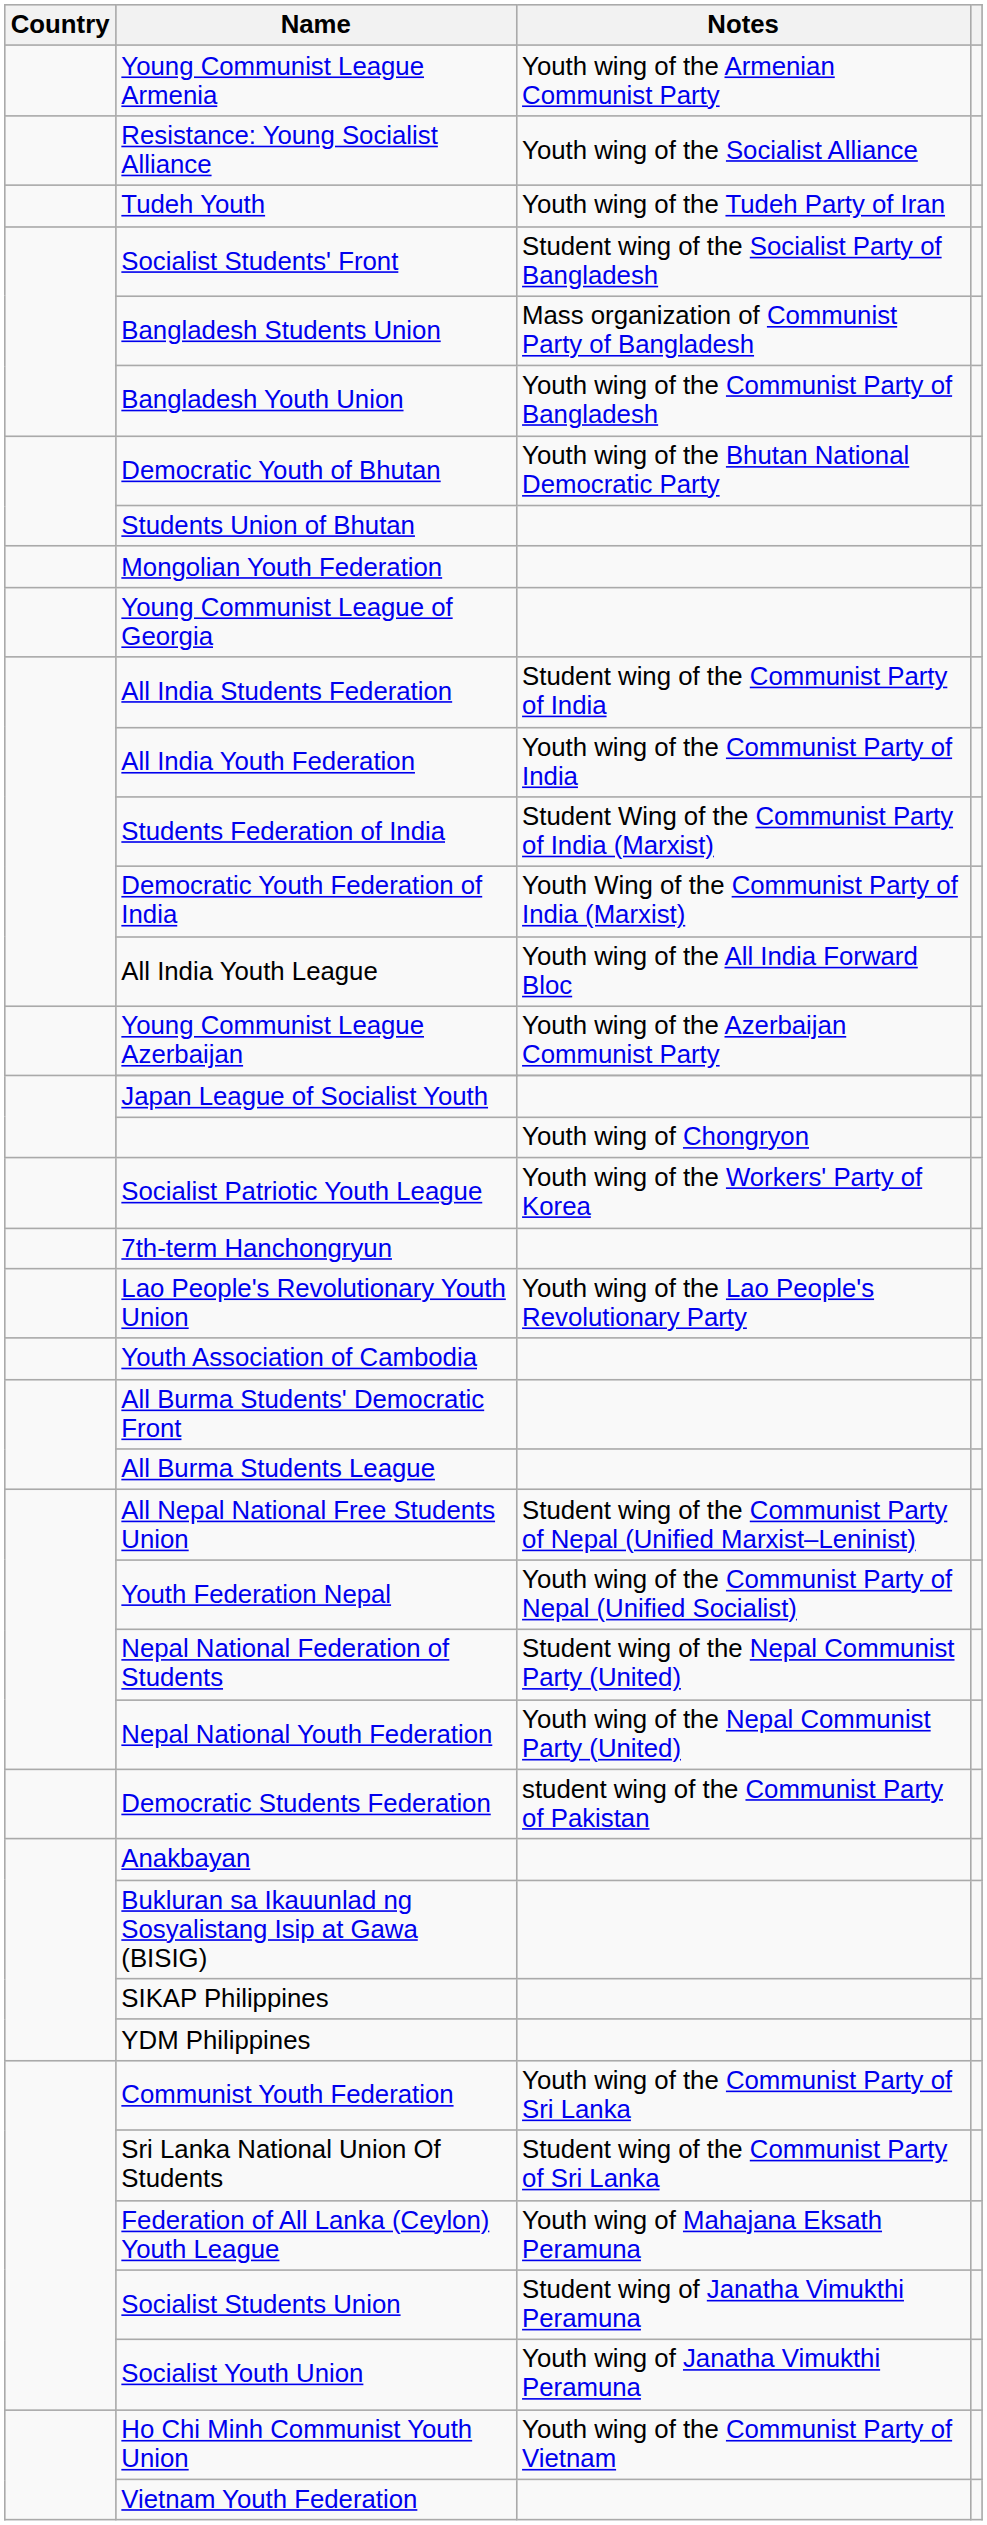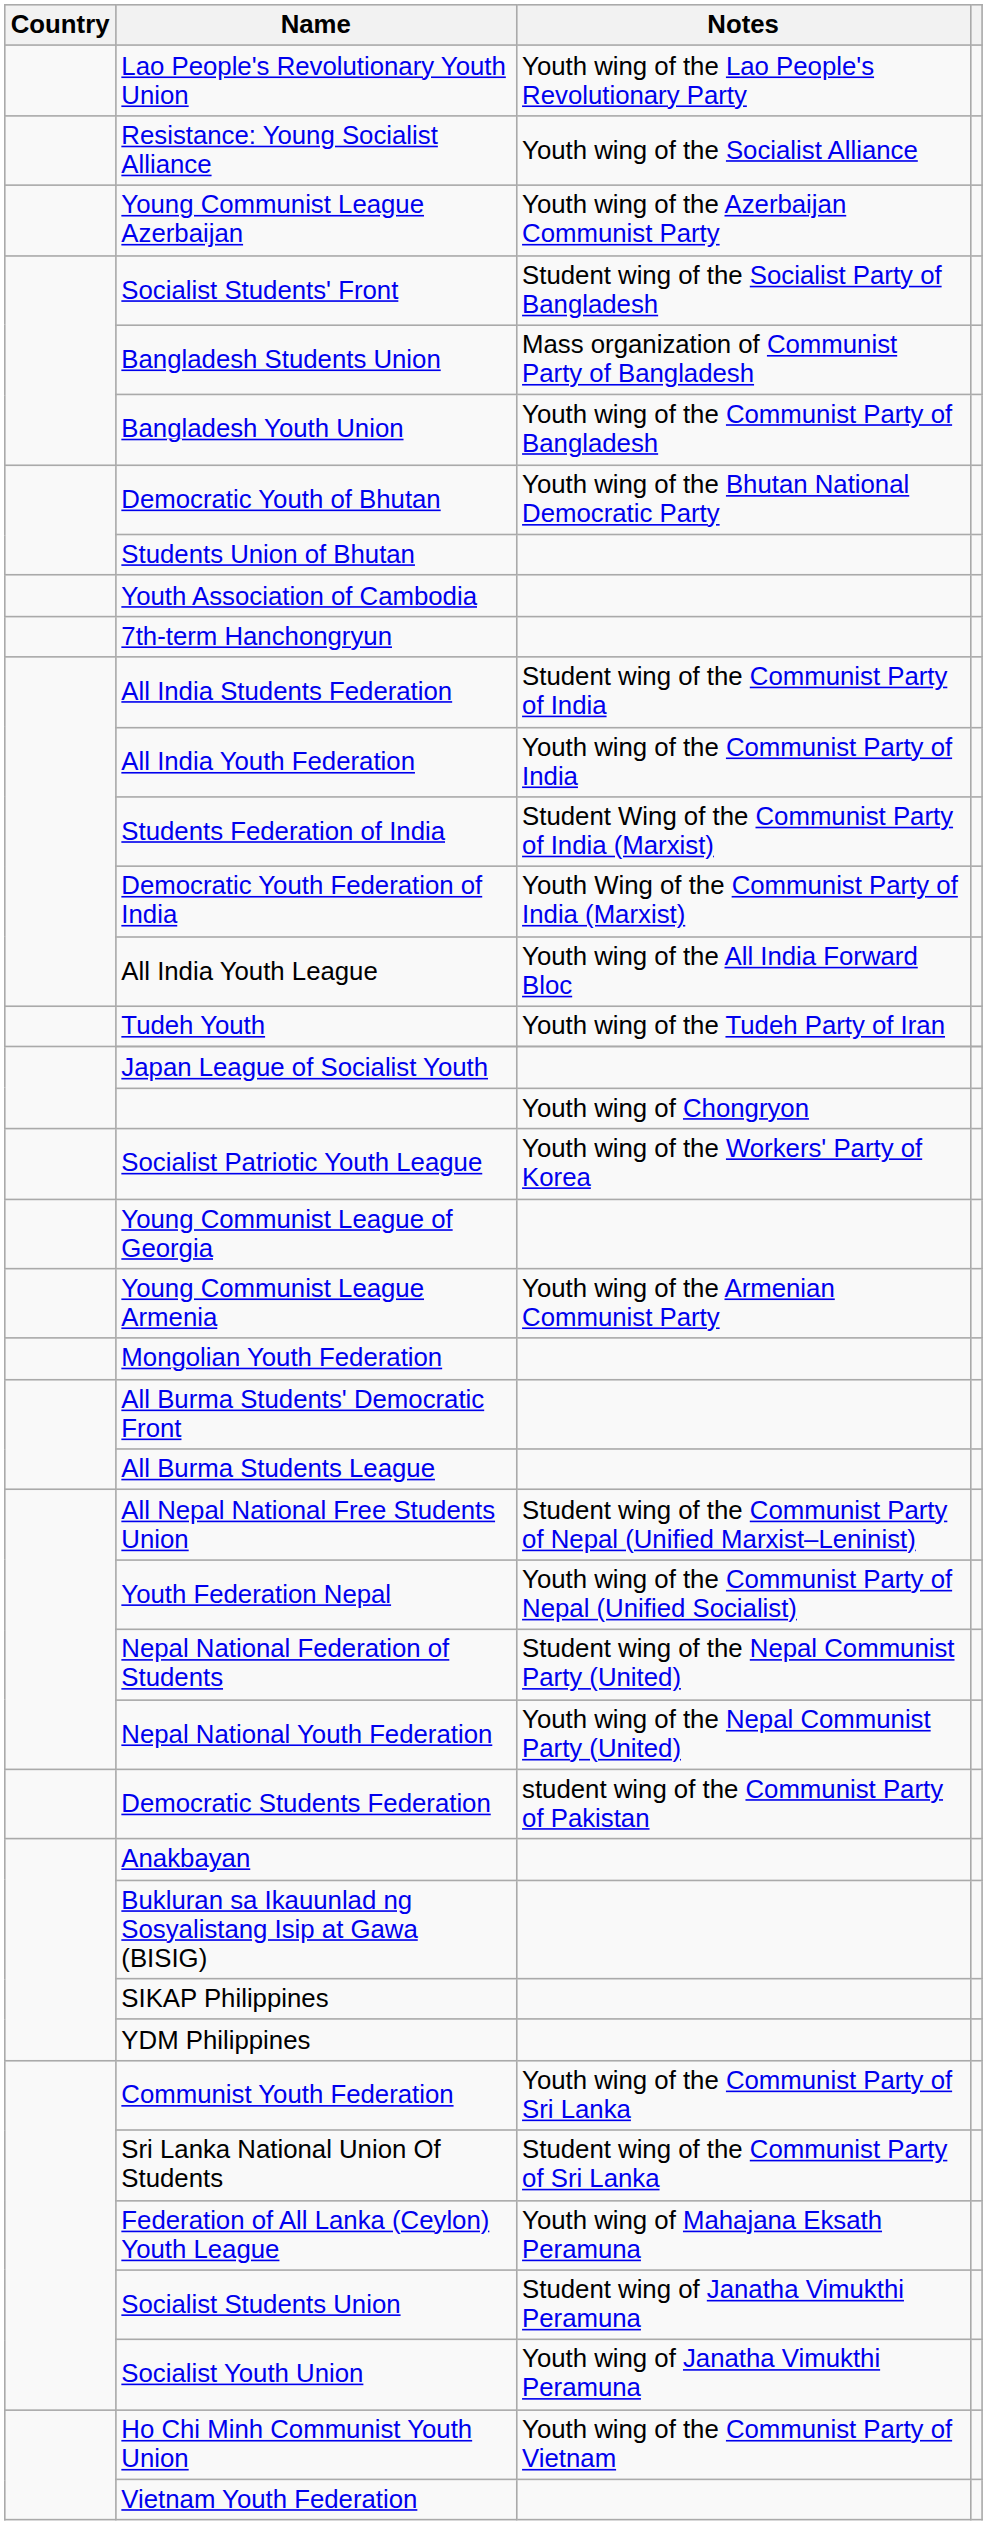rows swapped: (273, 80) <-> (314, 1303)
rows swapped: (273, 1040) <-> (193, 205)
rows swapped: (299, 1358) <-> (282, 566)
rows swapped: (287, 621) <-> (257, 1247)
